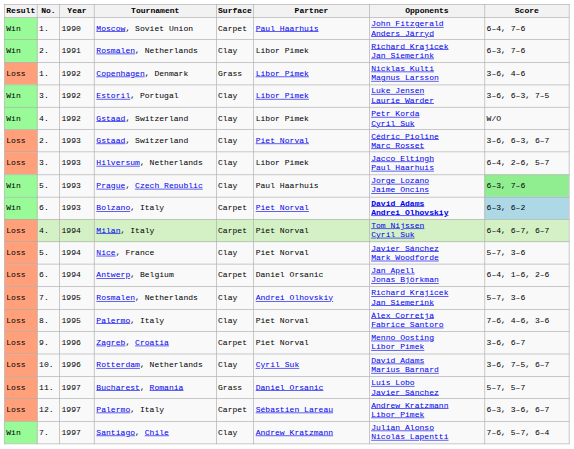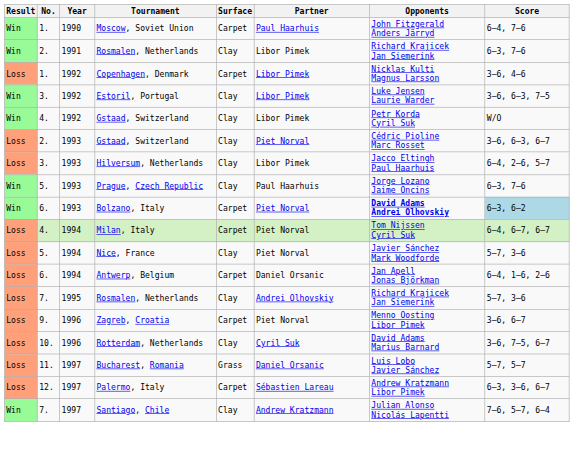(230, 74) Grass -> (233, 74) Carpet
(506, 186) lightgreen background -> (506, 186) no background
- row: (44, 320)
